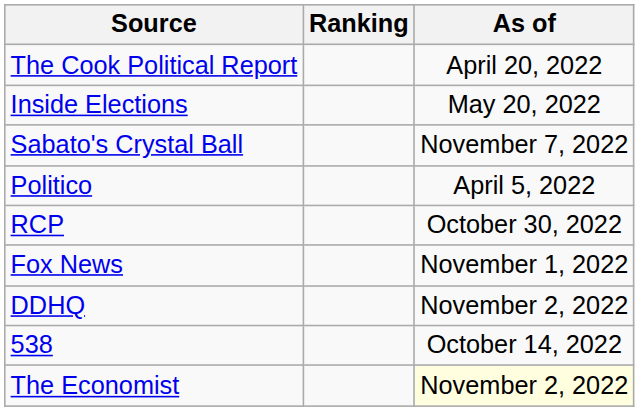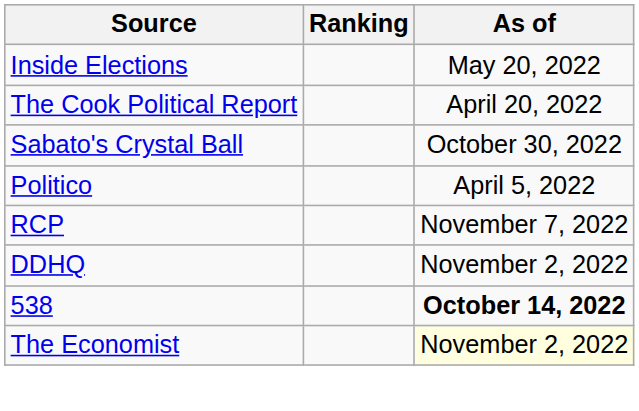rows swapped: (154, 64) <-> (99, 104)
(524, 144) November 7, 2022 -> (524, 144) October 30, 2022
(524, 225) October 30, 2022 -> (524, 225) November 7, 2022
- row: (67, 265)
(524, 345) normal -> (524, 305) bold
